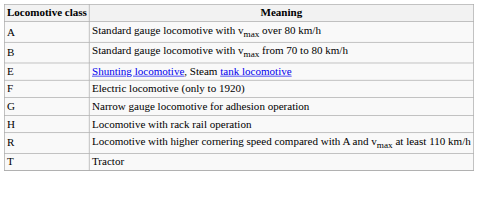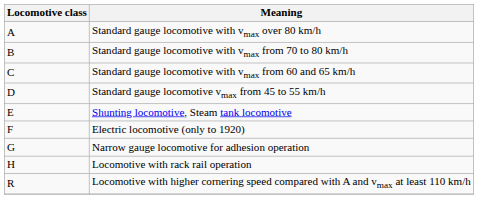+ row: (224, 73)
+ row: (209, 93)
- row: (108, 161)
